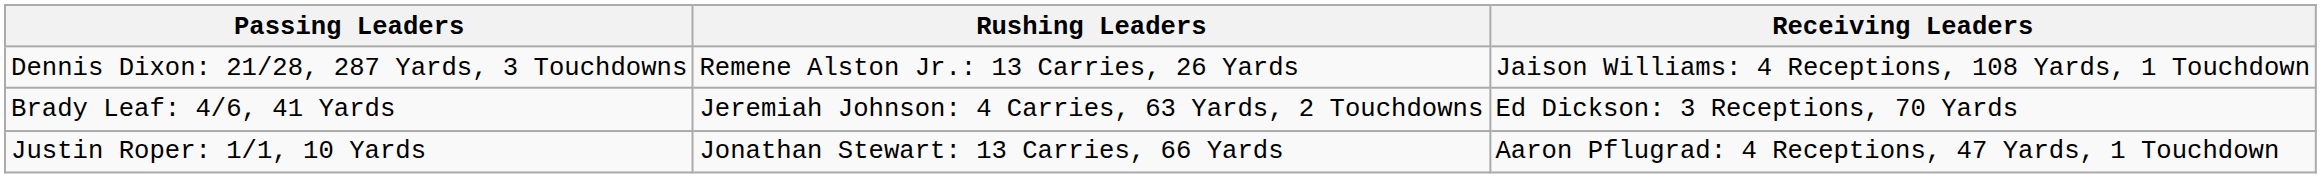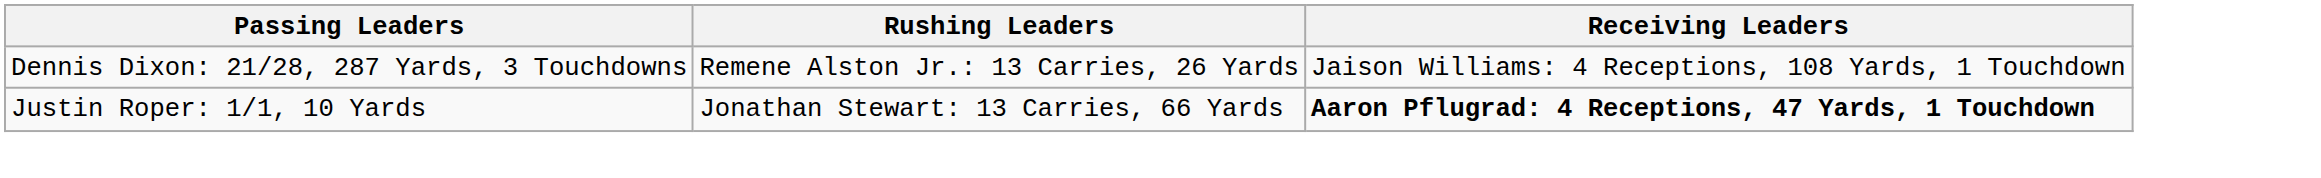- row: (203, 109)
(1887, 151) normal -> (1703, 109) bold
